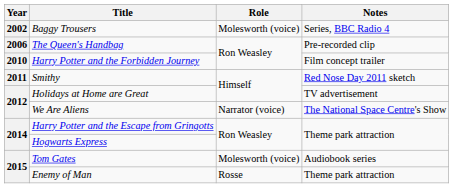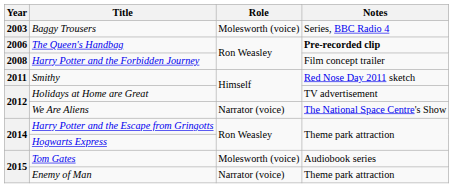(17, 28) 2002 -> (17, 28) 2003
(339, 45) normal -> (342, 45) bold
(17, 61) 2010 -> (17, 61) 2008
(230, 175) Rosse -> (251, 175) Narrator (voice)
